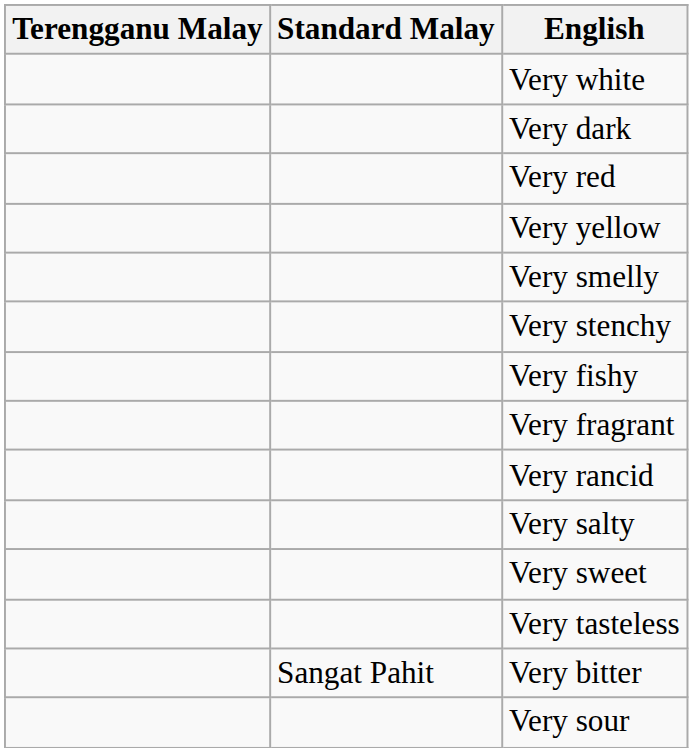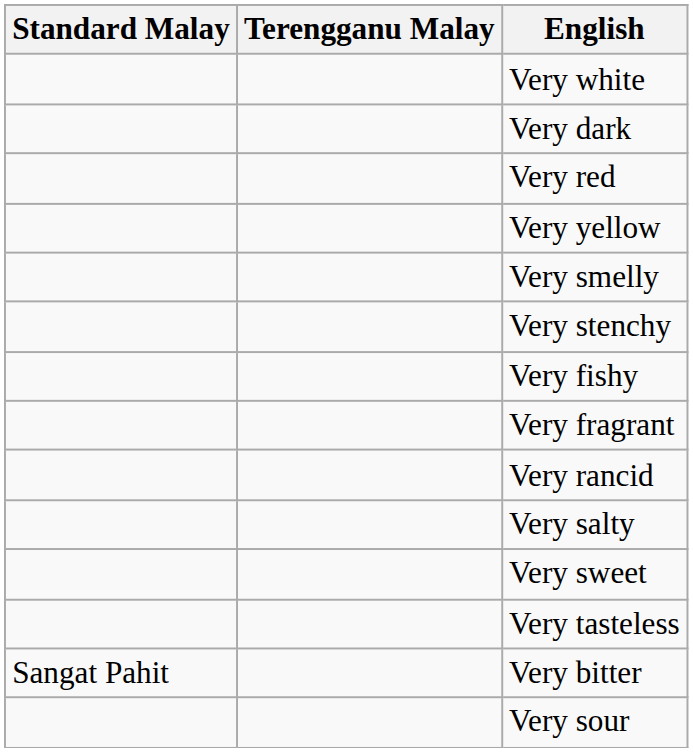columns swapped: (386, 29) <-> (137, 29)
